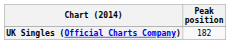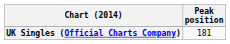(204, 33) 182 -> (204, 33) 181
